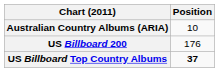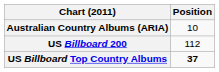(192, 43) 176 -> (192, 43) 112
